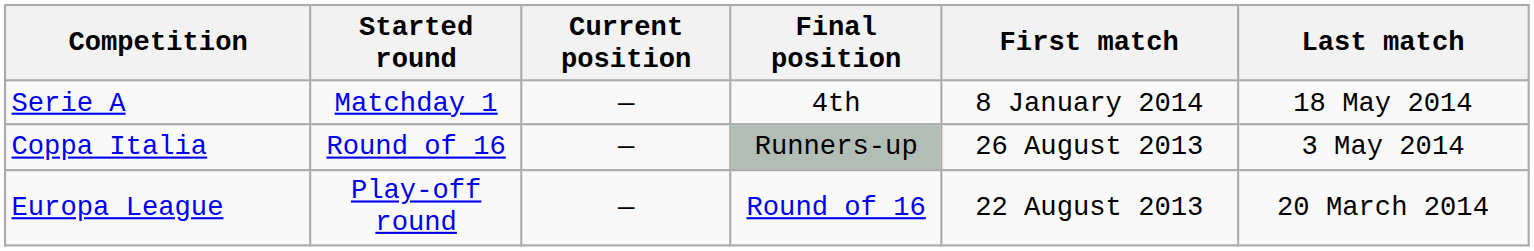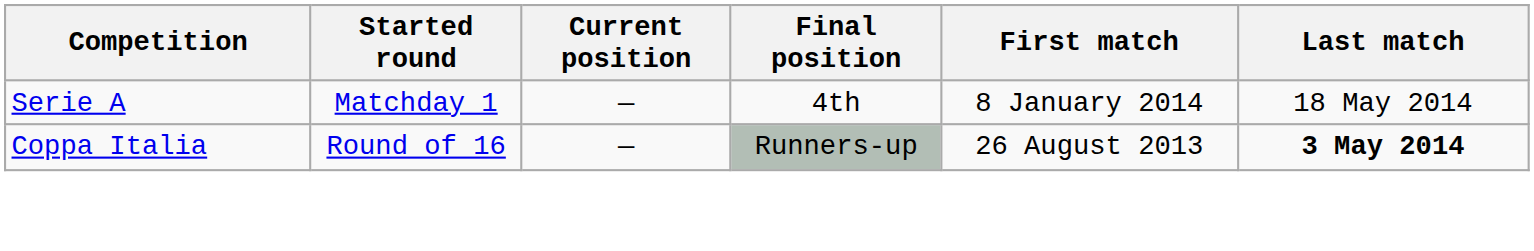(1383, 147) normal -> (1383, 147) bold
- row: (117, 207)
